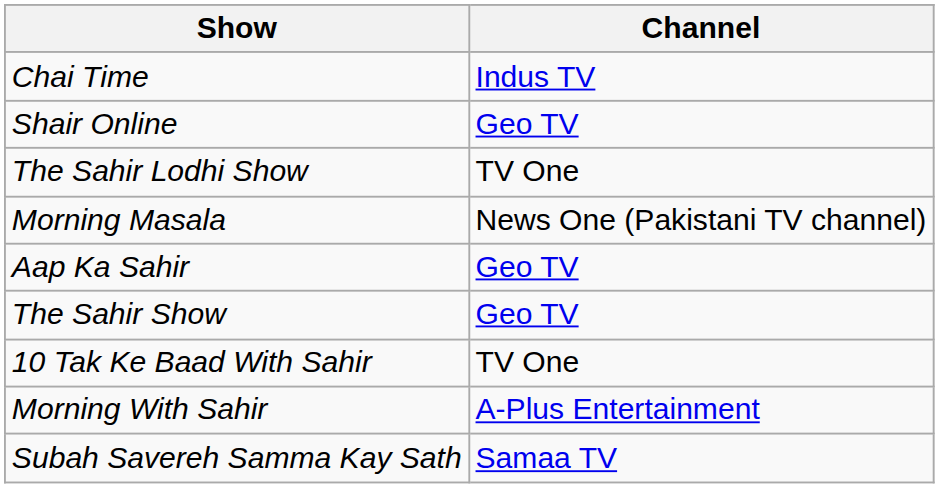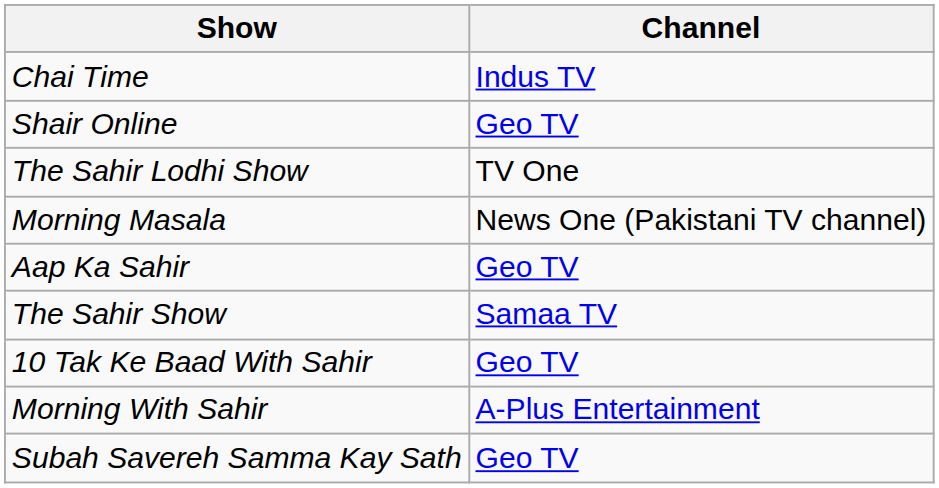(527, 314) Geo TV -> (546, 314) Samaa TV
(527, 362) TV One -> (527, 362) Geo TV
(546, 457) Samaa TV -> (527, 457) Geo TV
